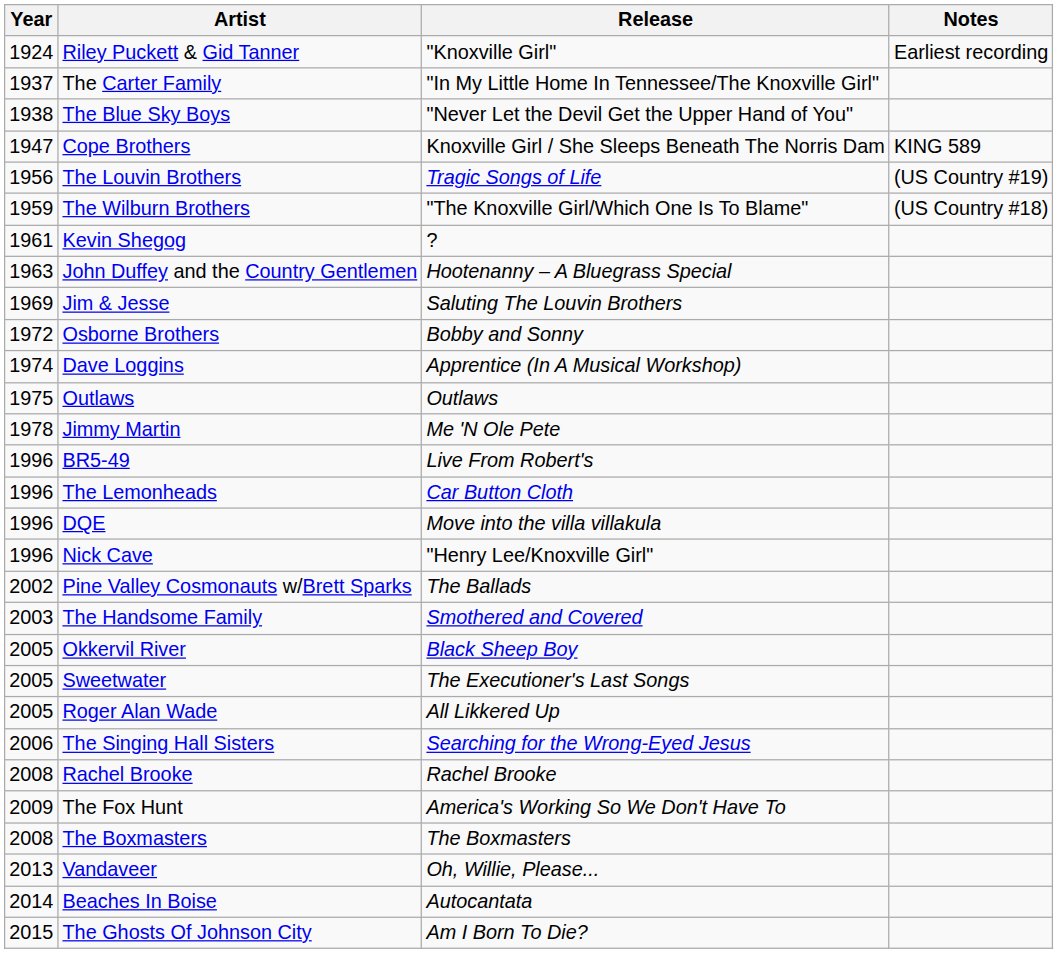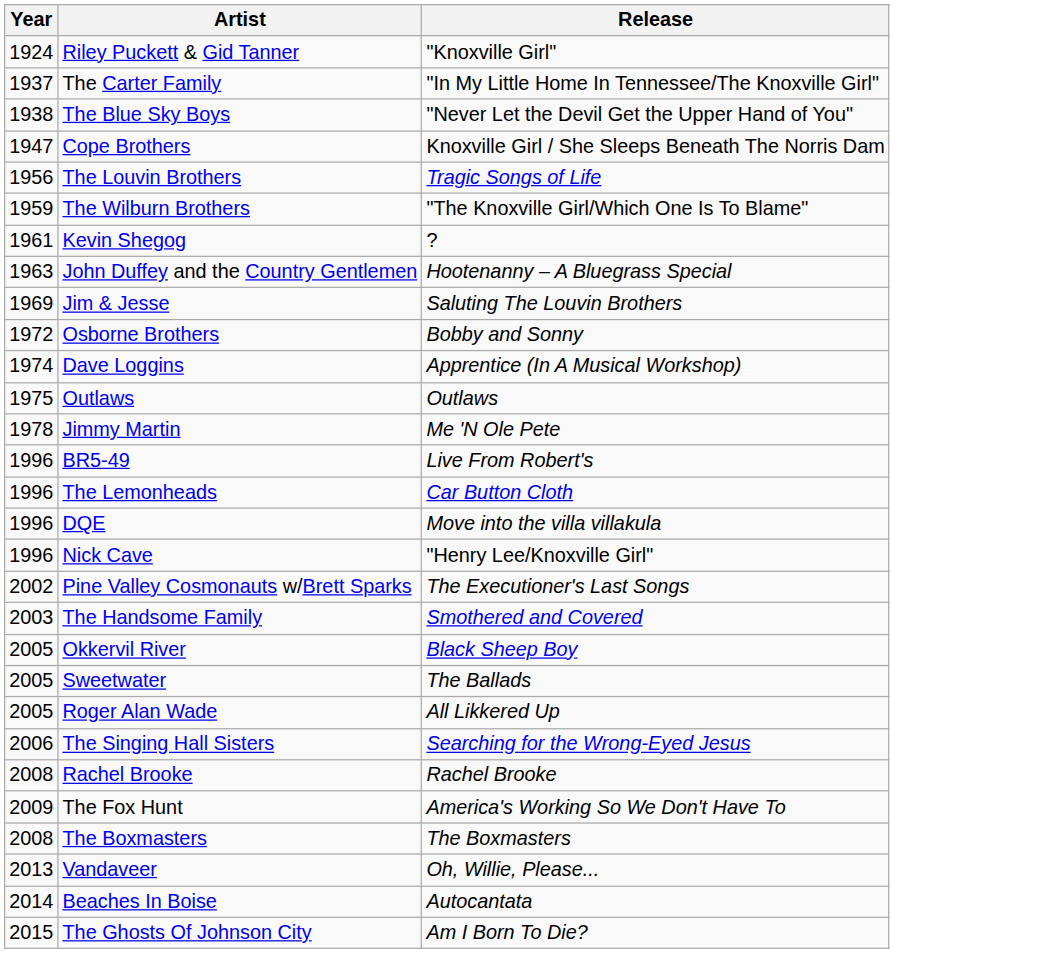- column: (971, 20)
(479, 586) The Ballads -> (558, 586) The Executioner's Last Songs
(558, 680) The Executioner's Last Songs -> (479, 680) The Ballads
